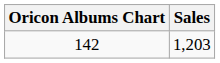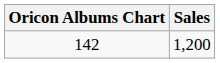(192, 44) 1,203 -> (192, 44) 1,200
